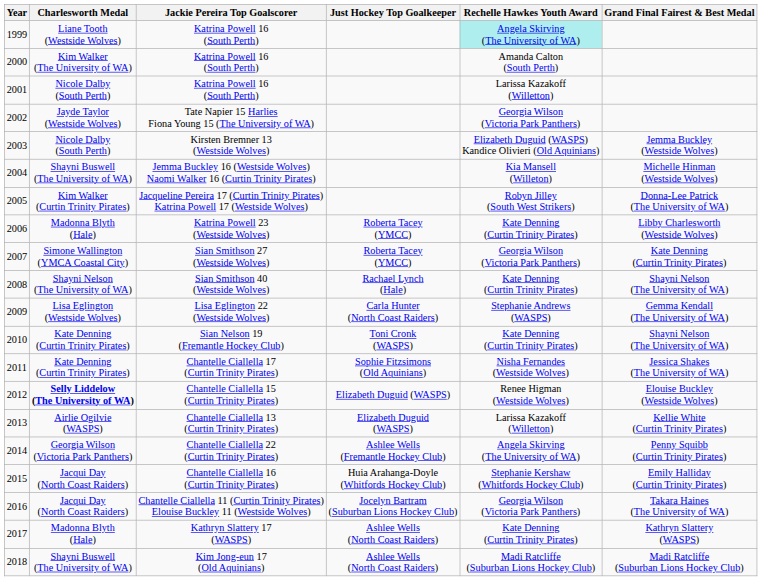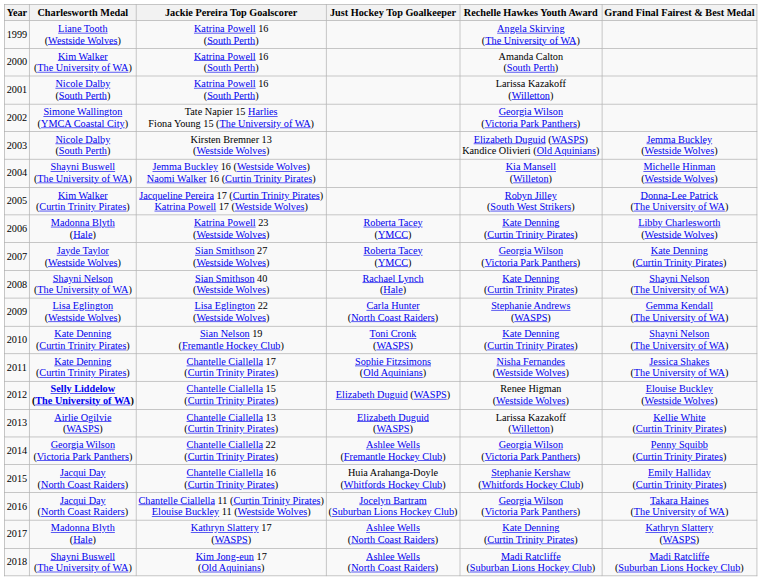(531, 34) paleturquoise background -> (531, 34) no background
(83, 117) Jayde Taylor (Westside Wolves) -> (83, 117) Simone Wallington (YMCA Coastal City)
(83, 256) Simone Wallington (YMCA Coastal City) -> (83, 256) Jayde Taylor (Westside Wolves)
(531, 451) Angela Skirving (The University of WA) -> (531, 451) Georgia Wilson (Victoria Park Panthers)
